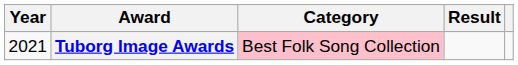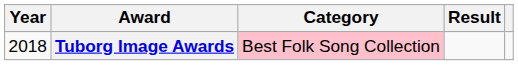(28, 45) 2021 -> (28, 45) 2018
